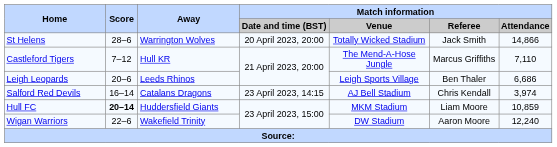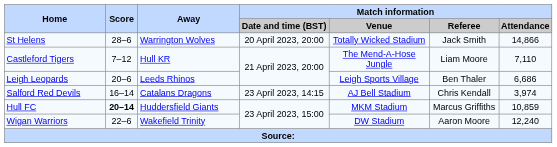(464, 59) Marcus Griffiths -> (464, 59) Liam Moore
(464, 107) Liam Moore -> (464, 107) Marcus Griffiths
